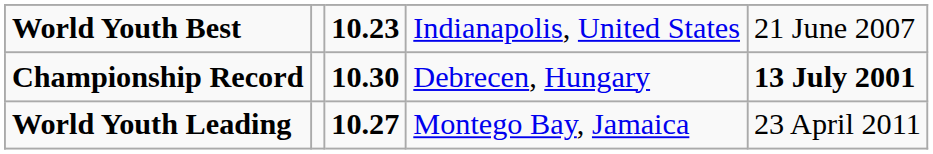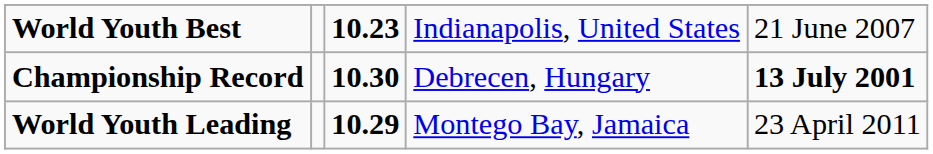(365, 124) 10.27 -> (365, 124) 10.29
